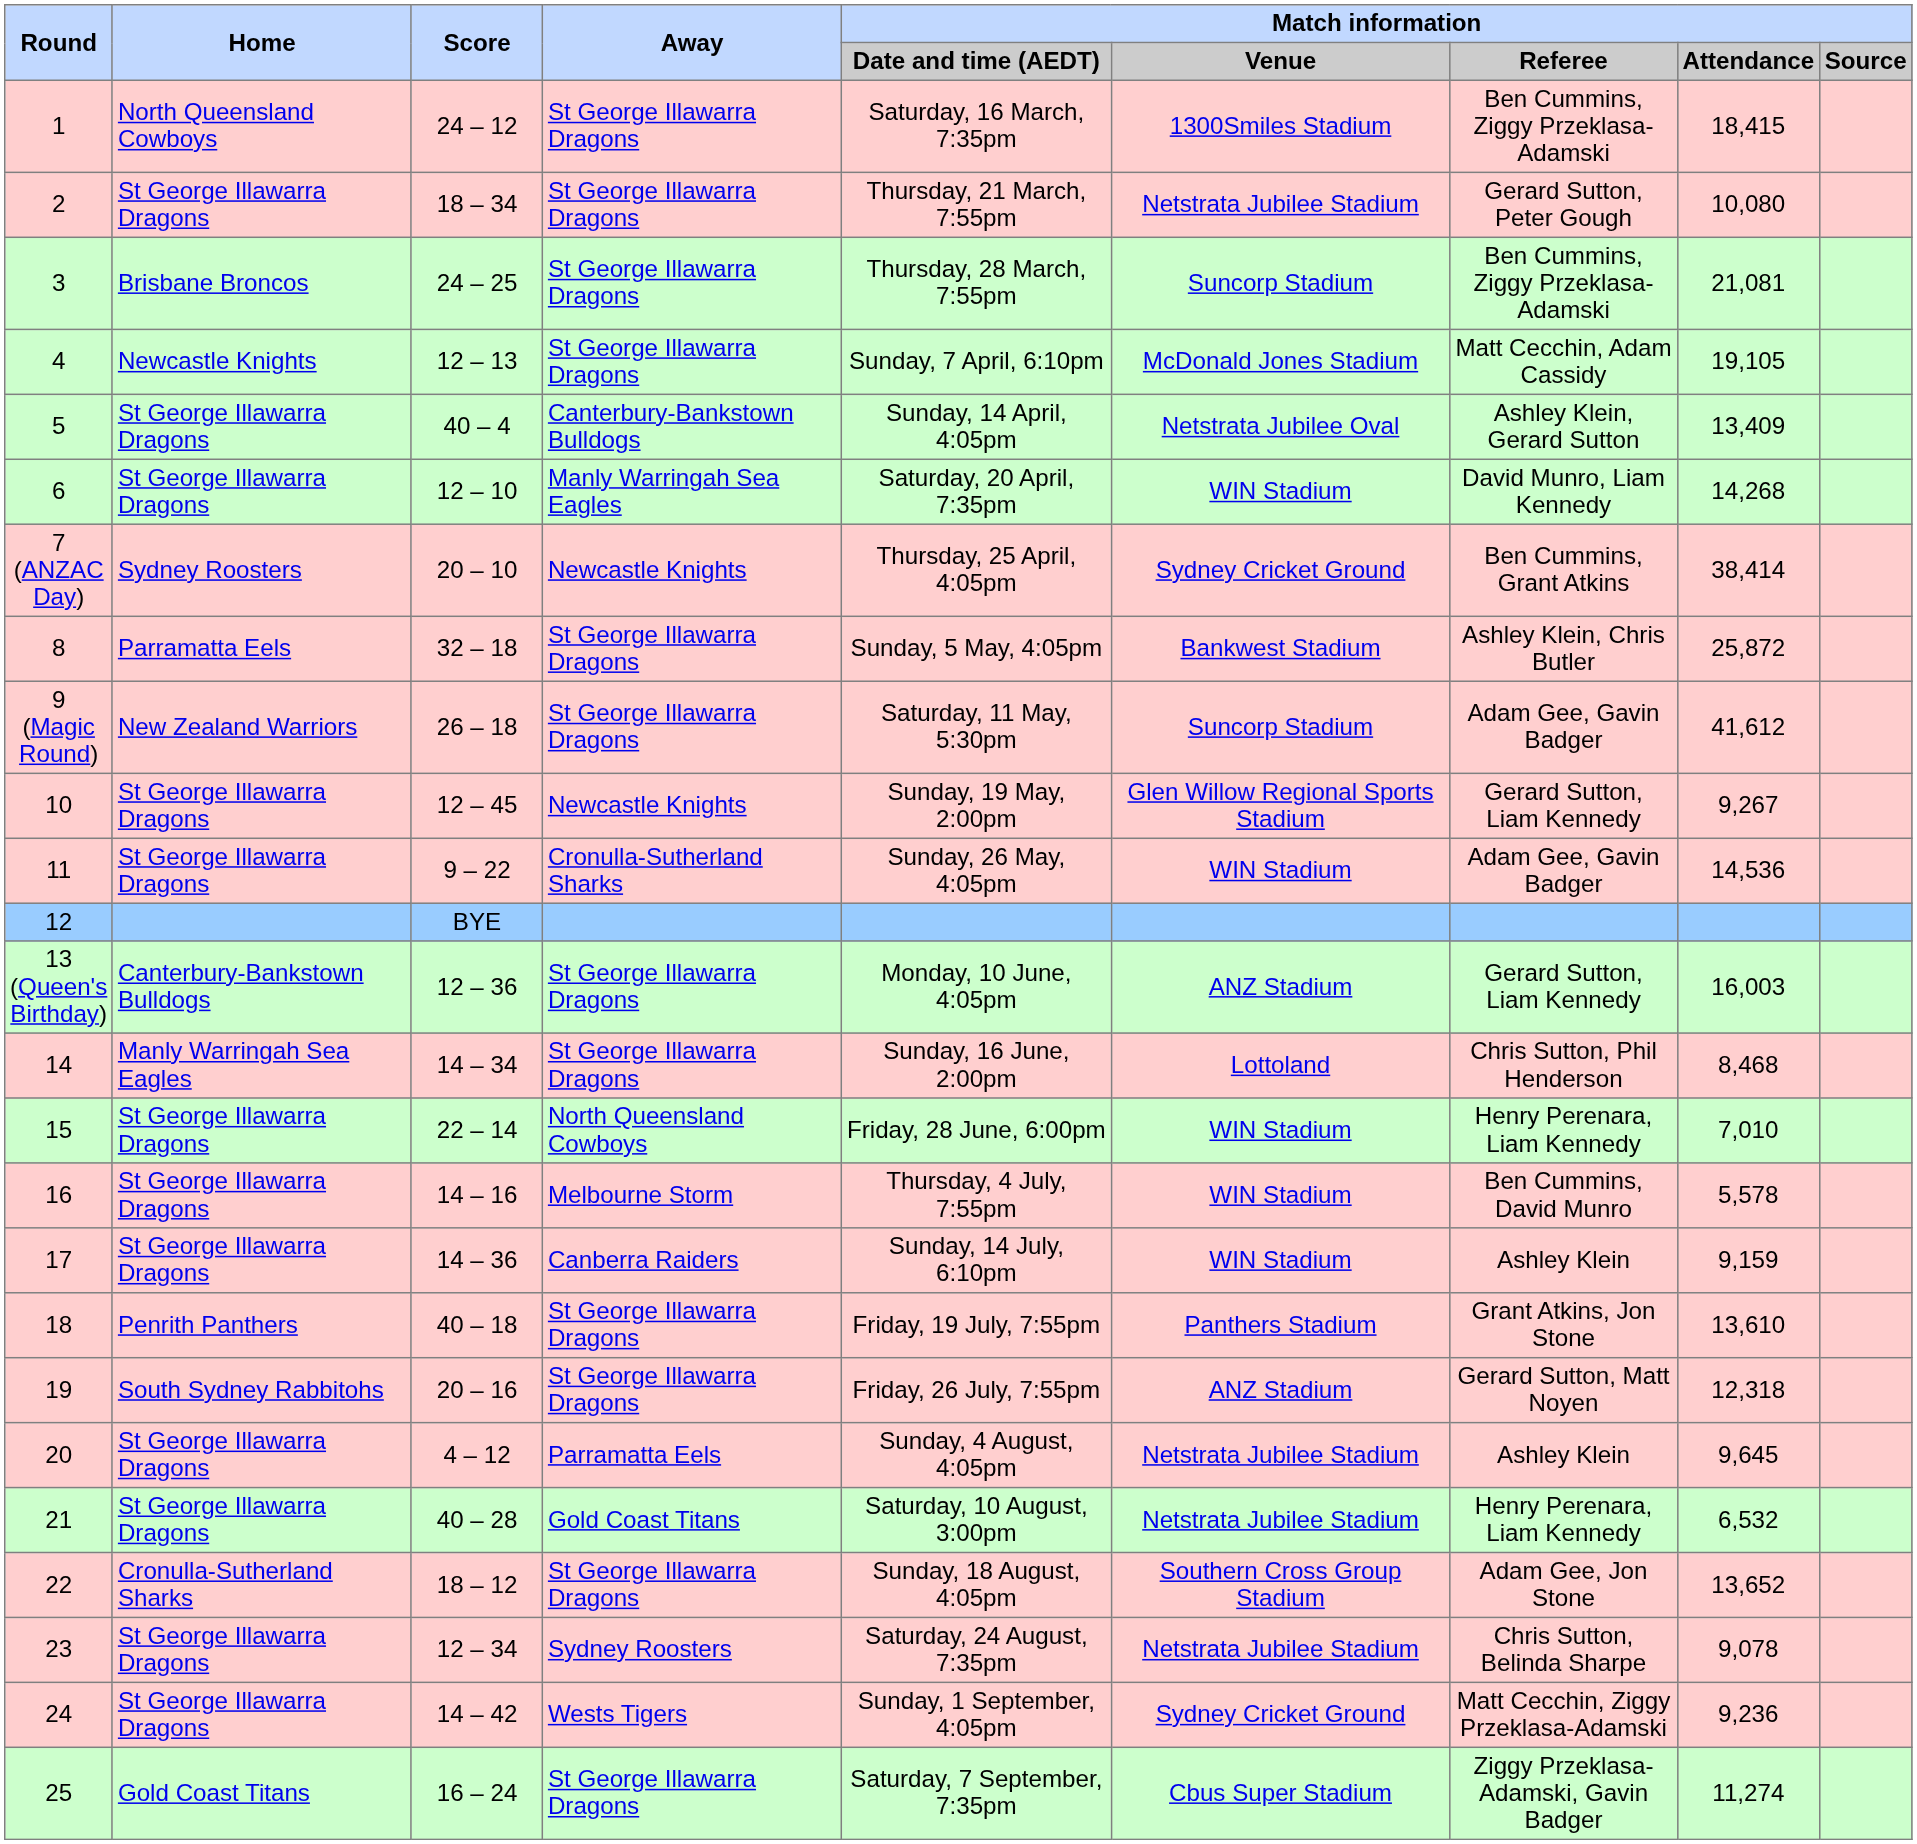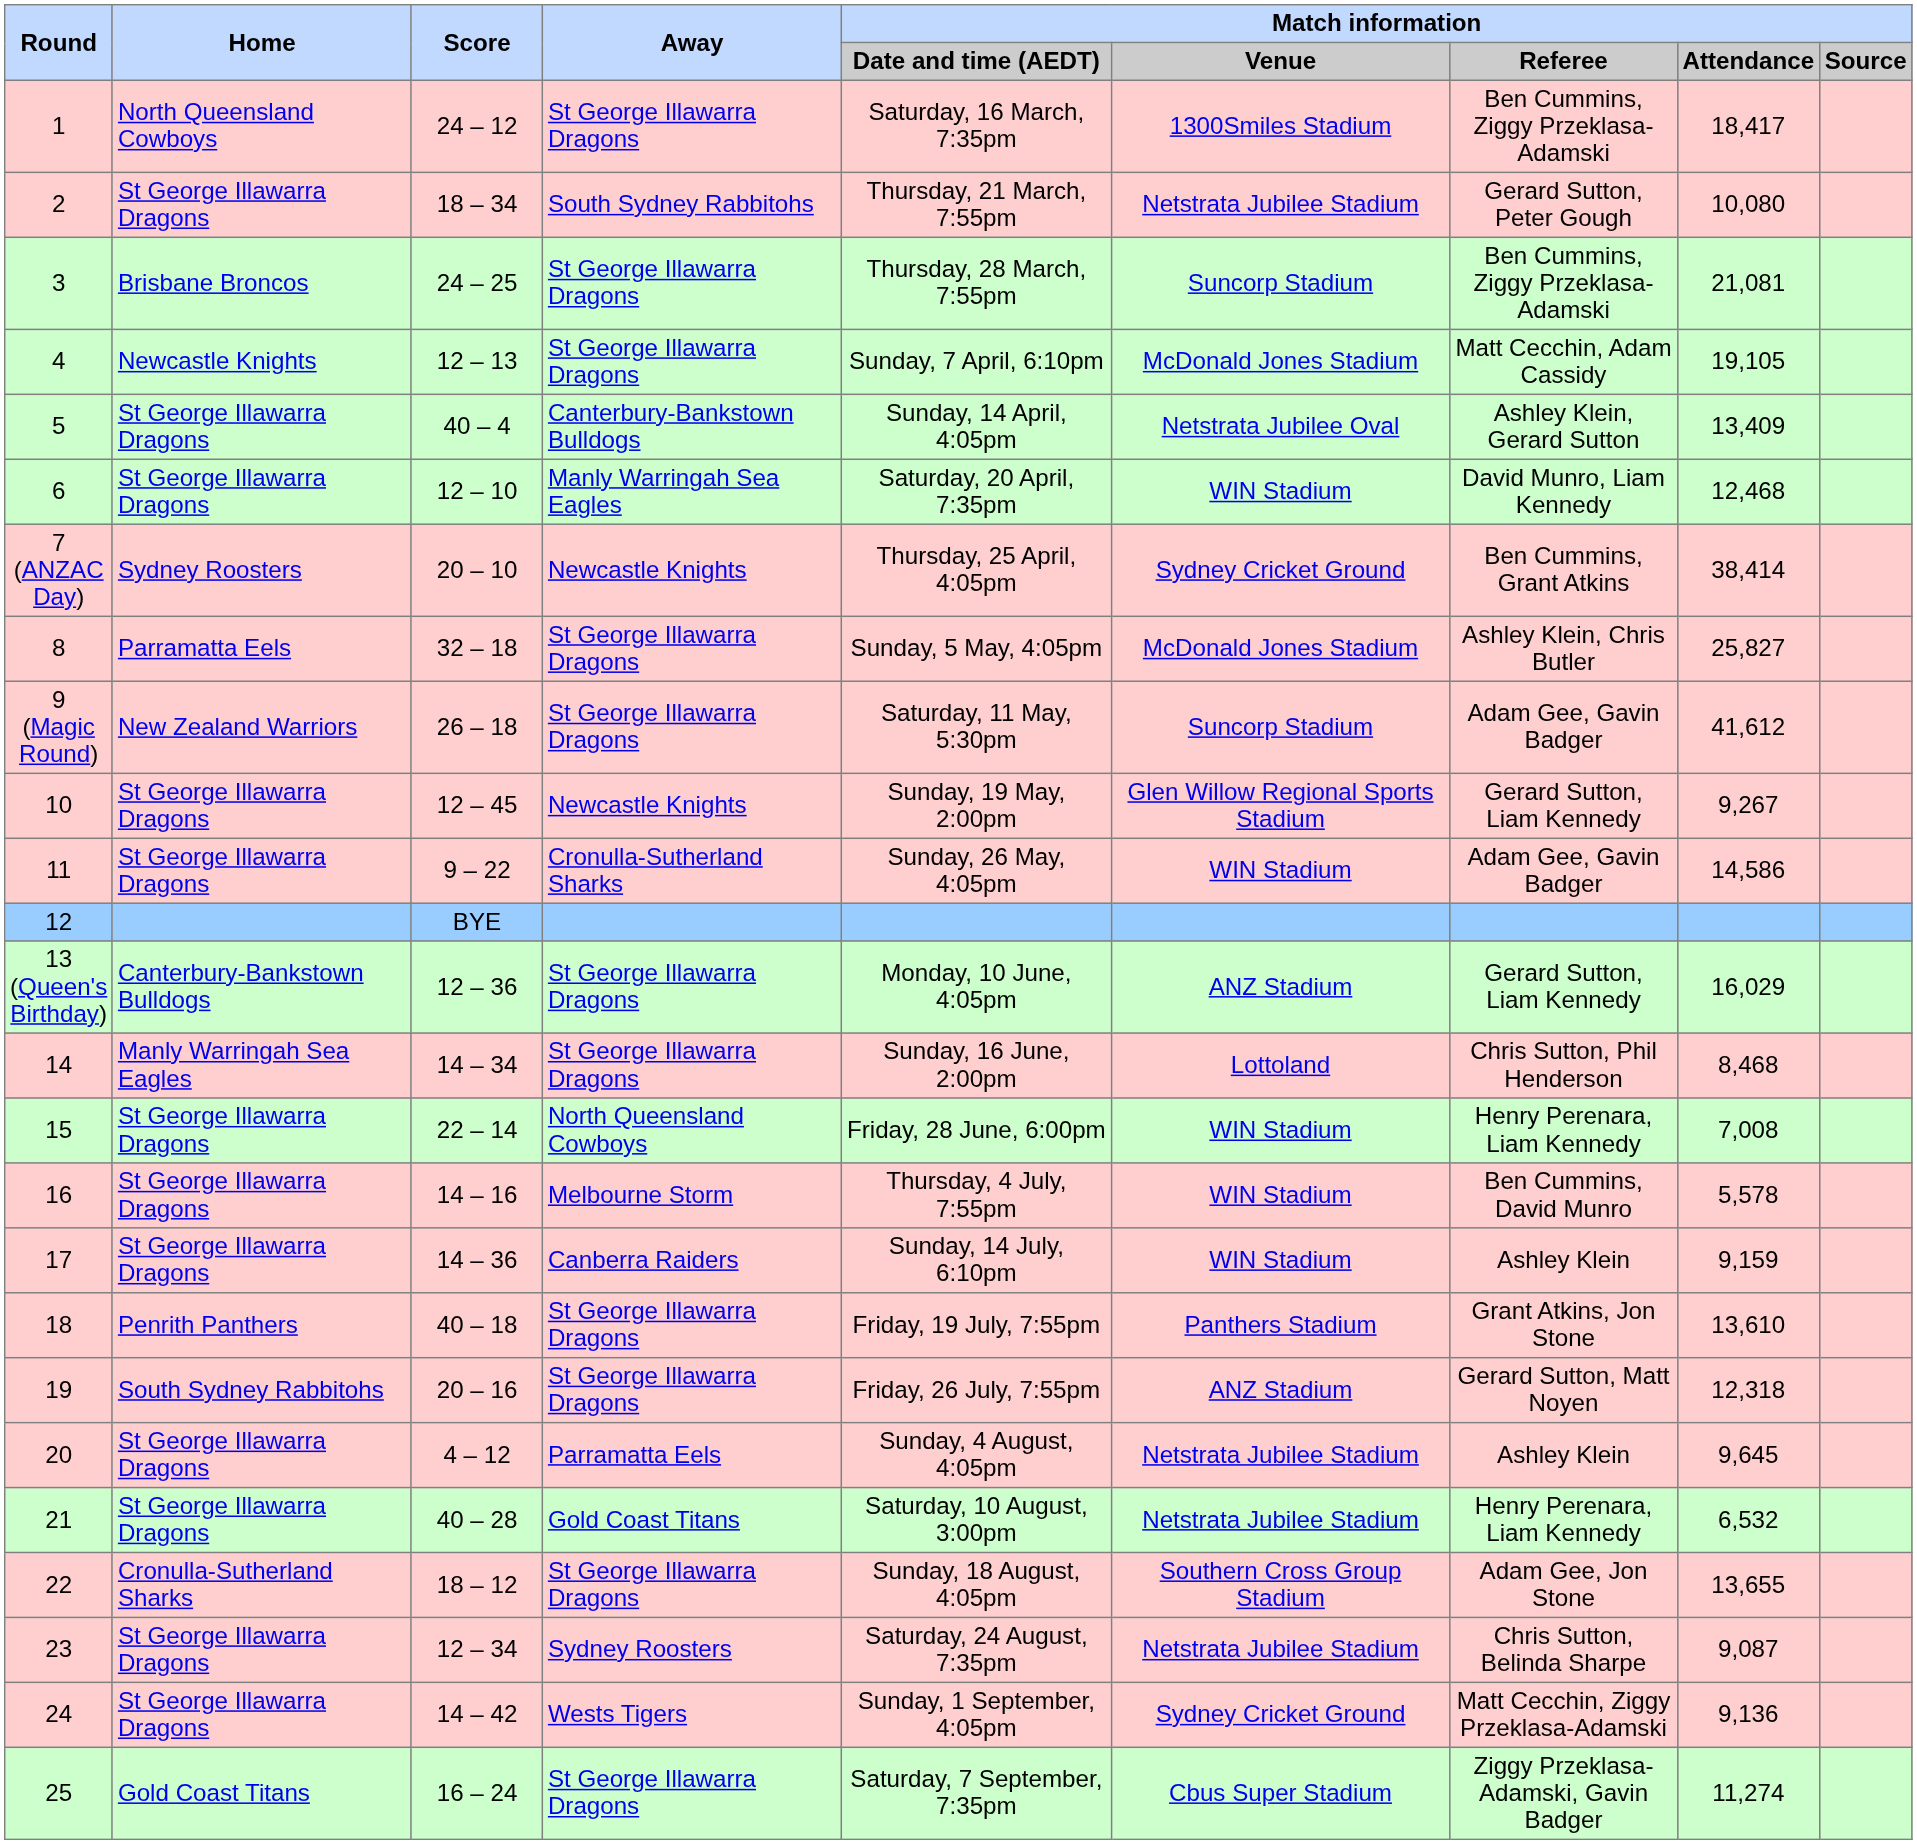(1748, 126) 18,415 -> (1748, 126) 18,417
(652, 204) St George Illawarra Dragons -> (681, 204) South Sydney Rabbitohs
(1748, 491) 14,268 -> (1748, 491) 12,468
(1281, 648) Bankwest Stadium -> (1281, 648) McDonald Jones Stadium
(1748, 648) 25,872 -> (1748, 648) 25,827
(1748, 870) 14,536 -> (1748, 870) 14,586
(1748, 986) 16,003 -> (1748, 986) 16,029
(1748, 1130) 7,010 -> (1748, 1130) 7,008
(1748, 1584) 13,652 -> (1748, 1584) 13,655
(1748, 1649) 9,078 -> (1748, 1649) 9,087
(1748, 1714) 9,236 -> (1748, 1714) 9,136
